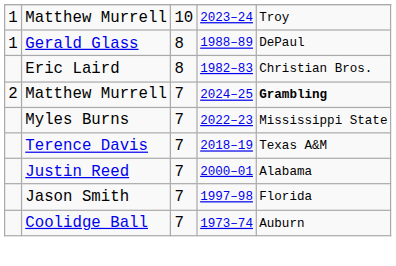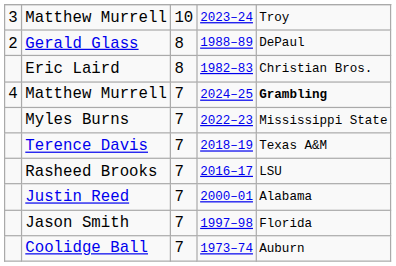(13, 17) 1 -> (13, 17) 3
(13, 43) 1 -> (13, 43) 2
(13, 94) 2 -> (13, 94) 4
+ row: (91, 171)
